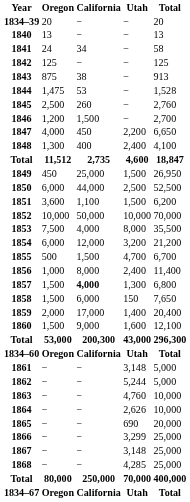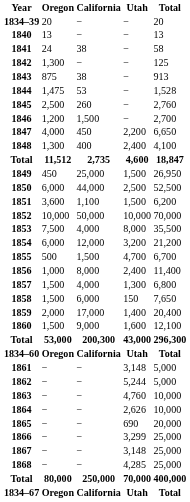(82, 49) 34 -> (82, 49) 38
(49, 63) 125 -> (53, 63) 1,300
(88, 284) bold -> (88, 284) normal
